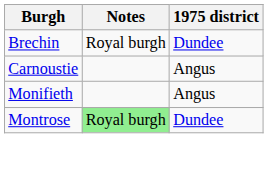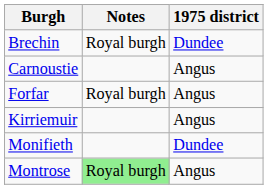+ row: (28, 94)
+ row: (43, 119)
(194, 94) Angus -> (198, 145) Dundee
(198, 119) Dundee -> (194, 171) Angus
